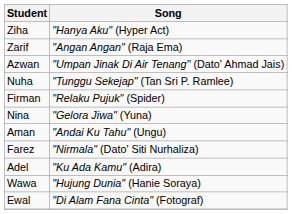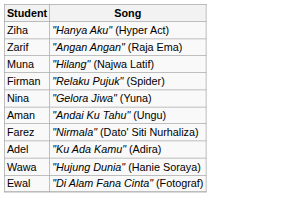+ row: (20, 64)
- row: (23, 64)
- row: (20, 82)
